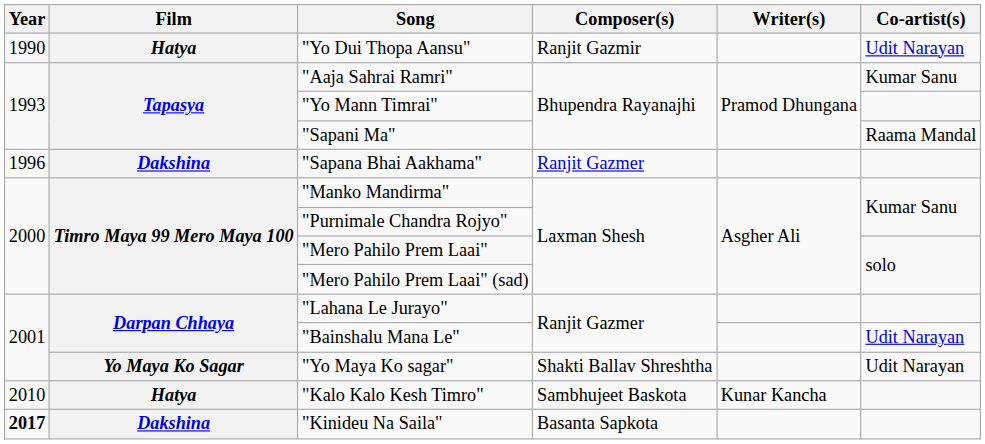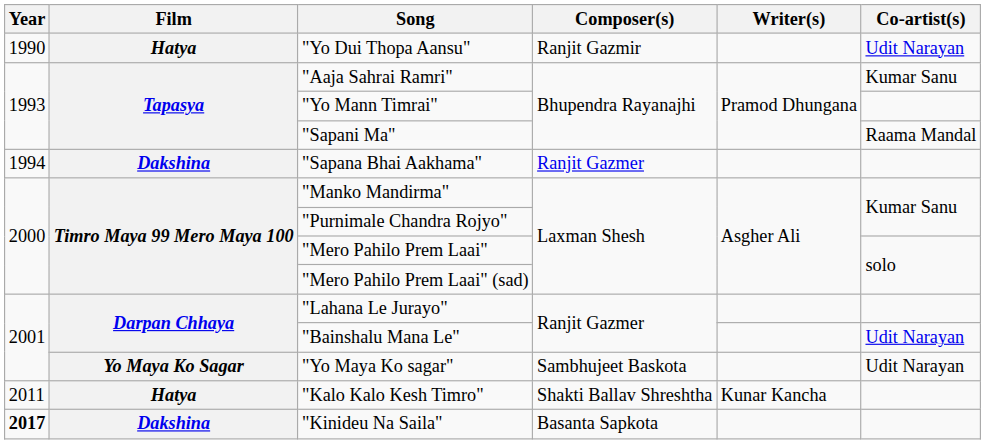(27, 163) 1996 -> (27, 163) 1994
(625, 366) Shakti Ballav Shreshtha -> (612, 366) Sambhujeet Baskota
(27, 395) 2010 -> (27, 395) 2011
(612, 395) Sambhujeet Baskota -> (625, 395) Shakti Ballav Shreshtha
